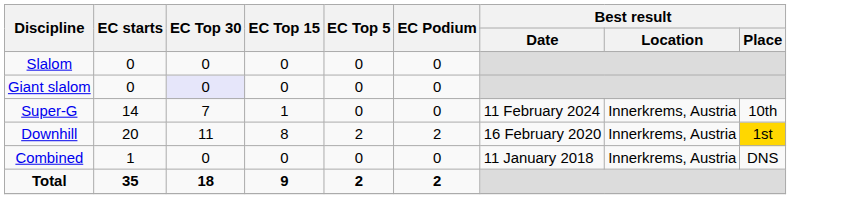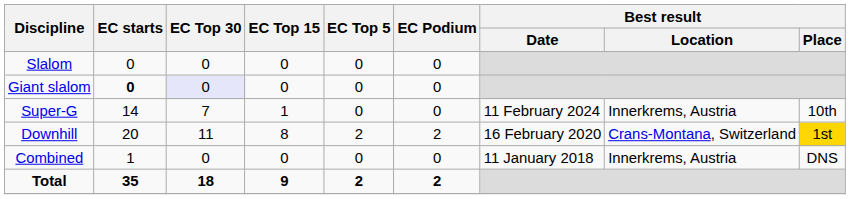(130, 87) normal -> (130, 87) bold
(672, 134) Innerkrems, Austria -> (702, 134) Crans-Montana, Switzerland
